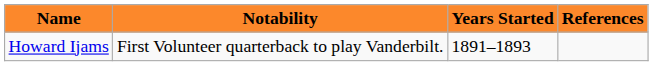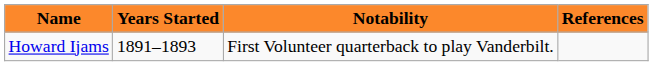columns swapped: (503, 18) <-> (280, 18)
